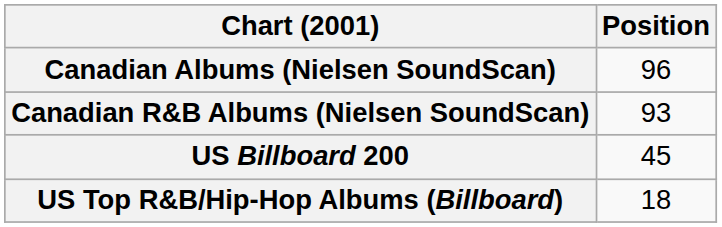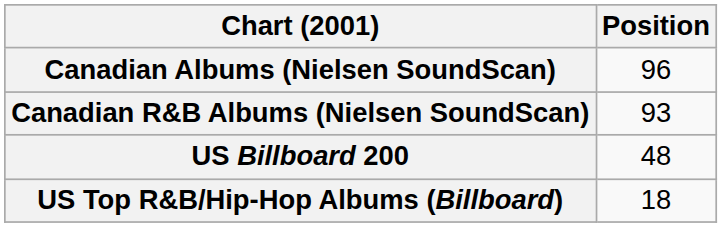(656, 156) 45 -> (656, 156) 48
